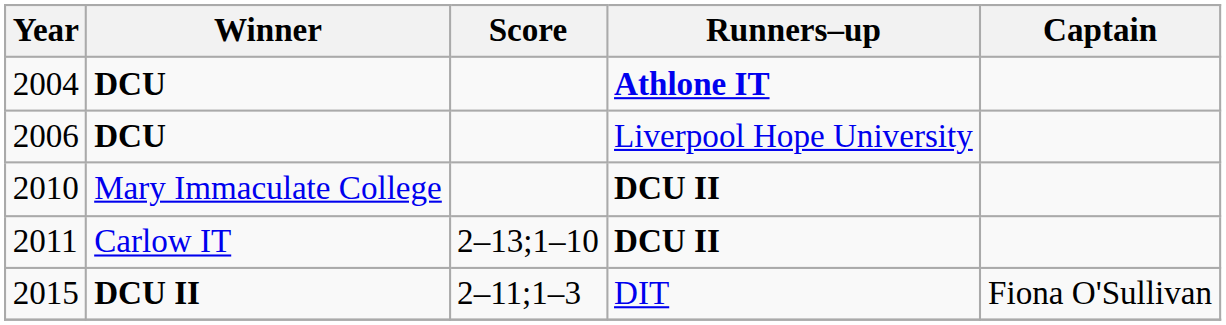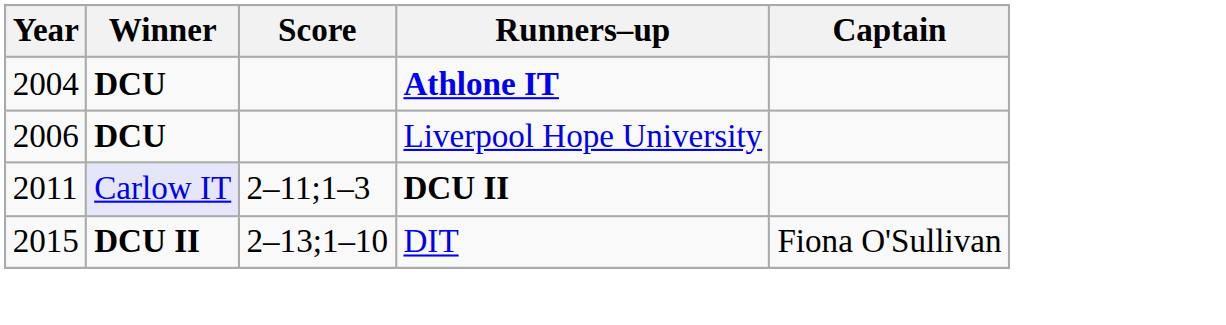- row: (46, 188)
(163, 240) no background -> (163, 188) lavender background
(528, 240) 2–13;1–10 -> (308, 188) 2–11;1–3
(519, 293) 2–11;1–3 -> (317, 240) 2–13;1–10
